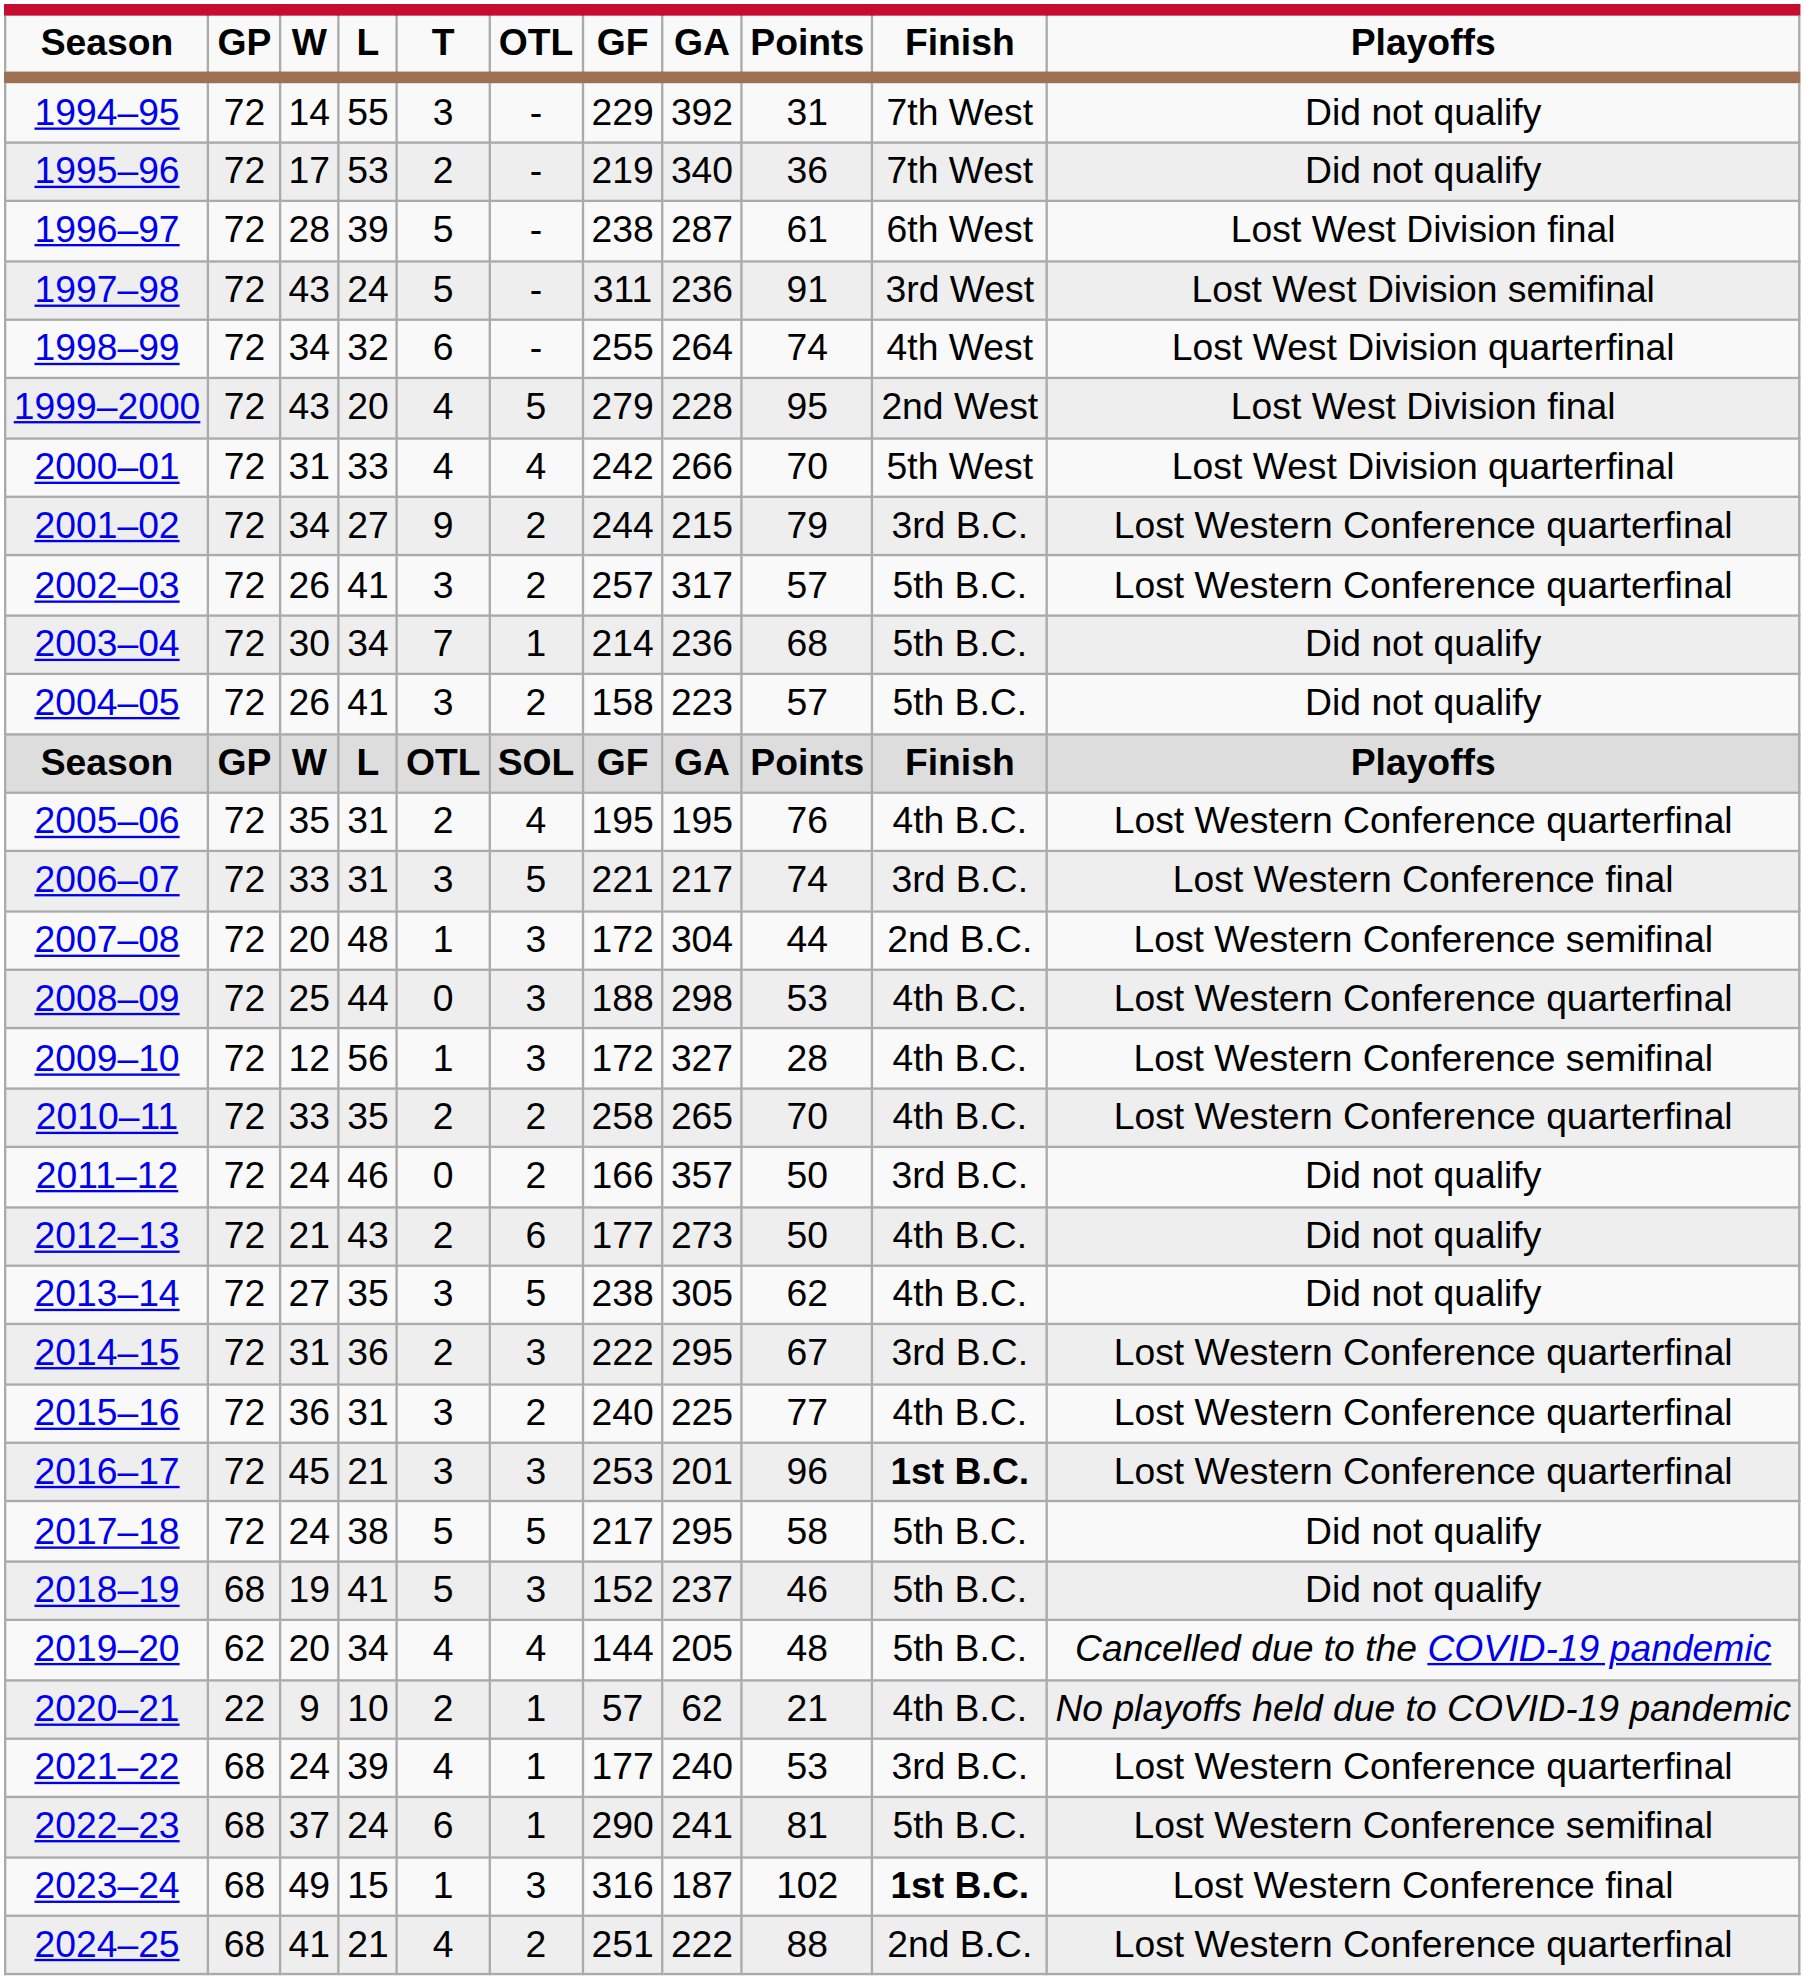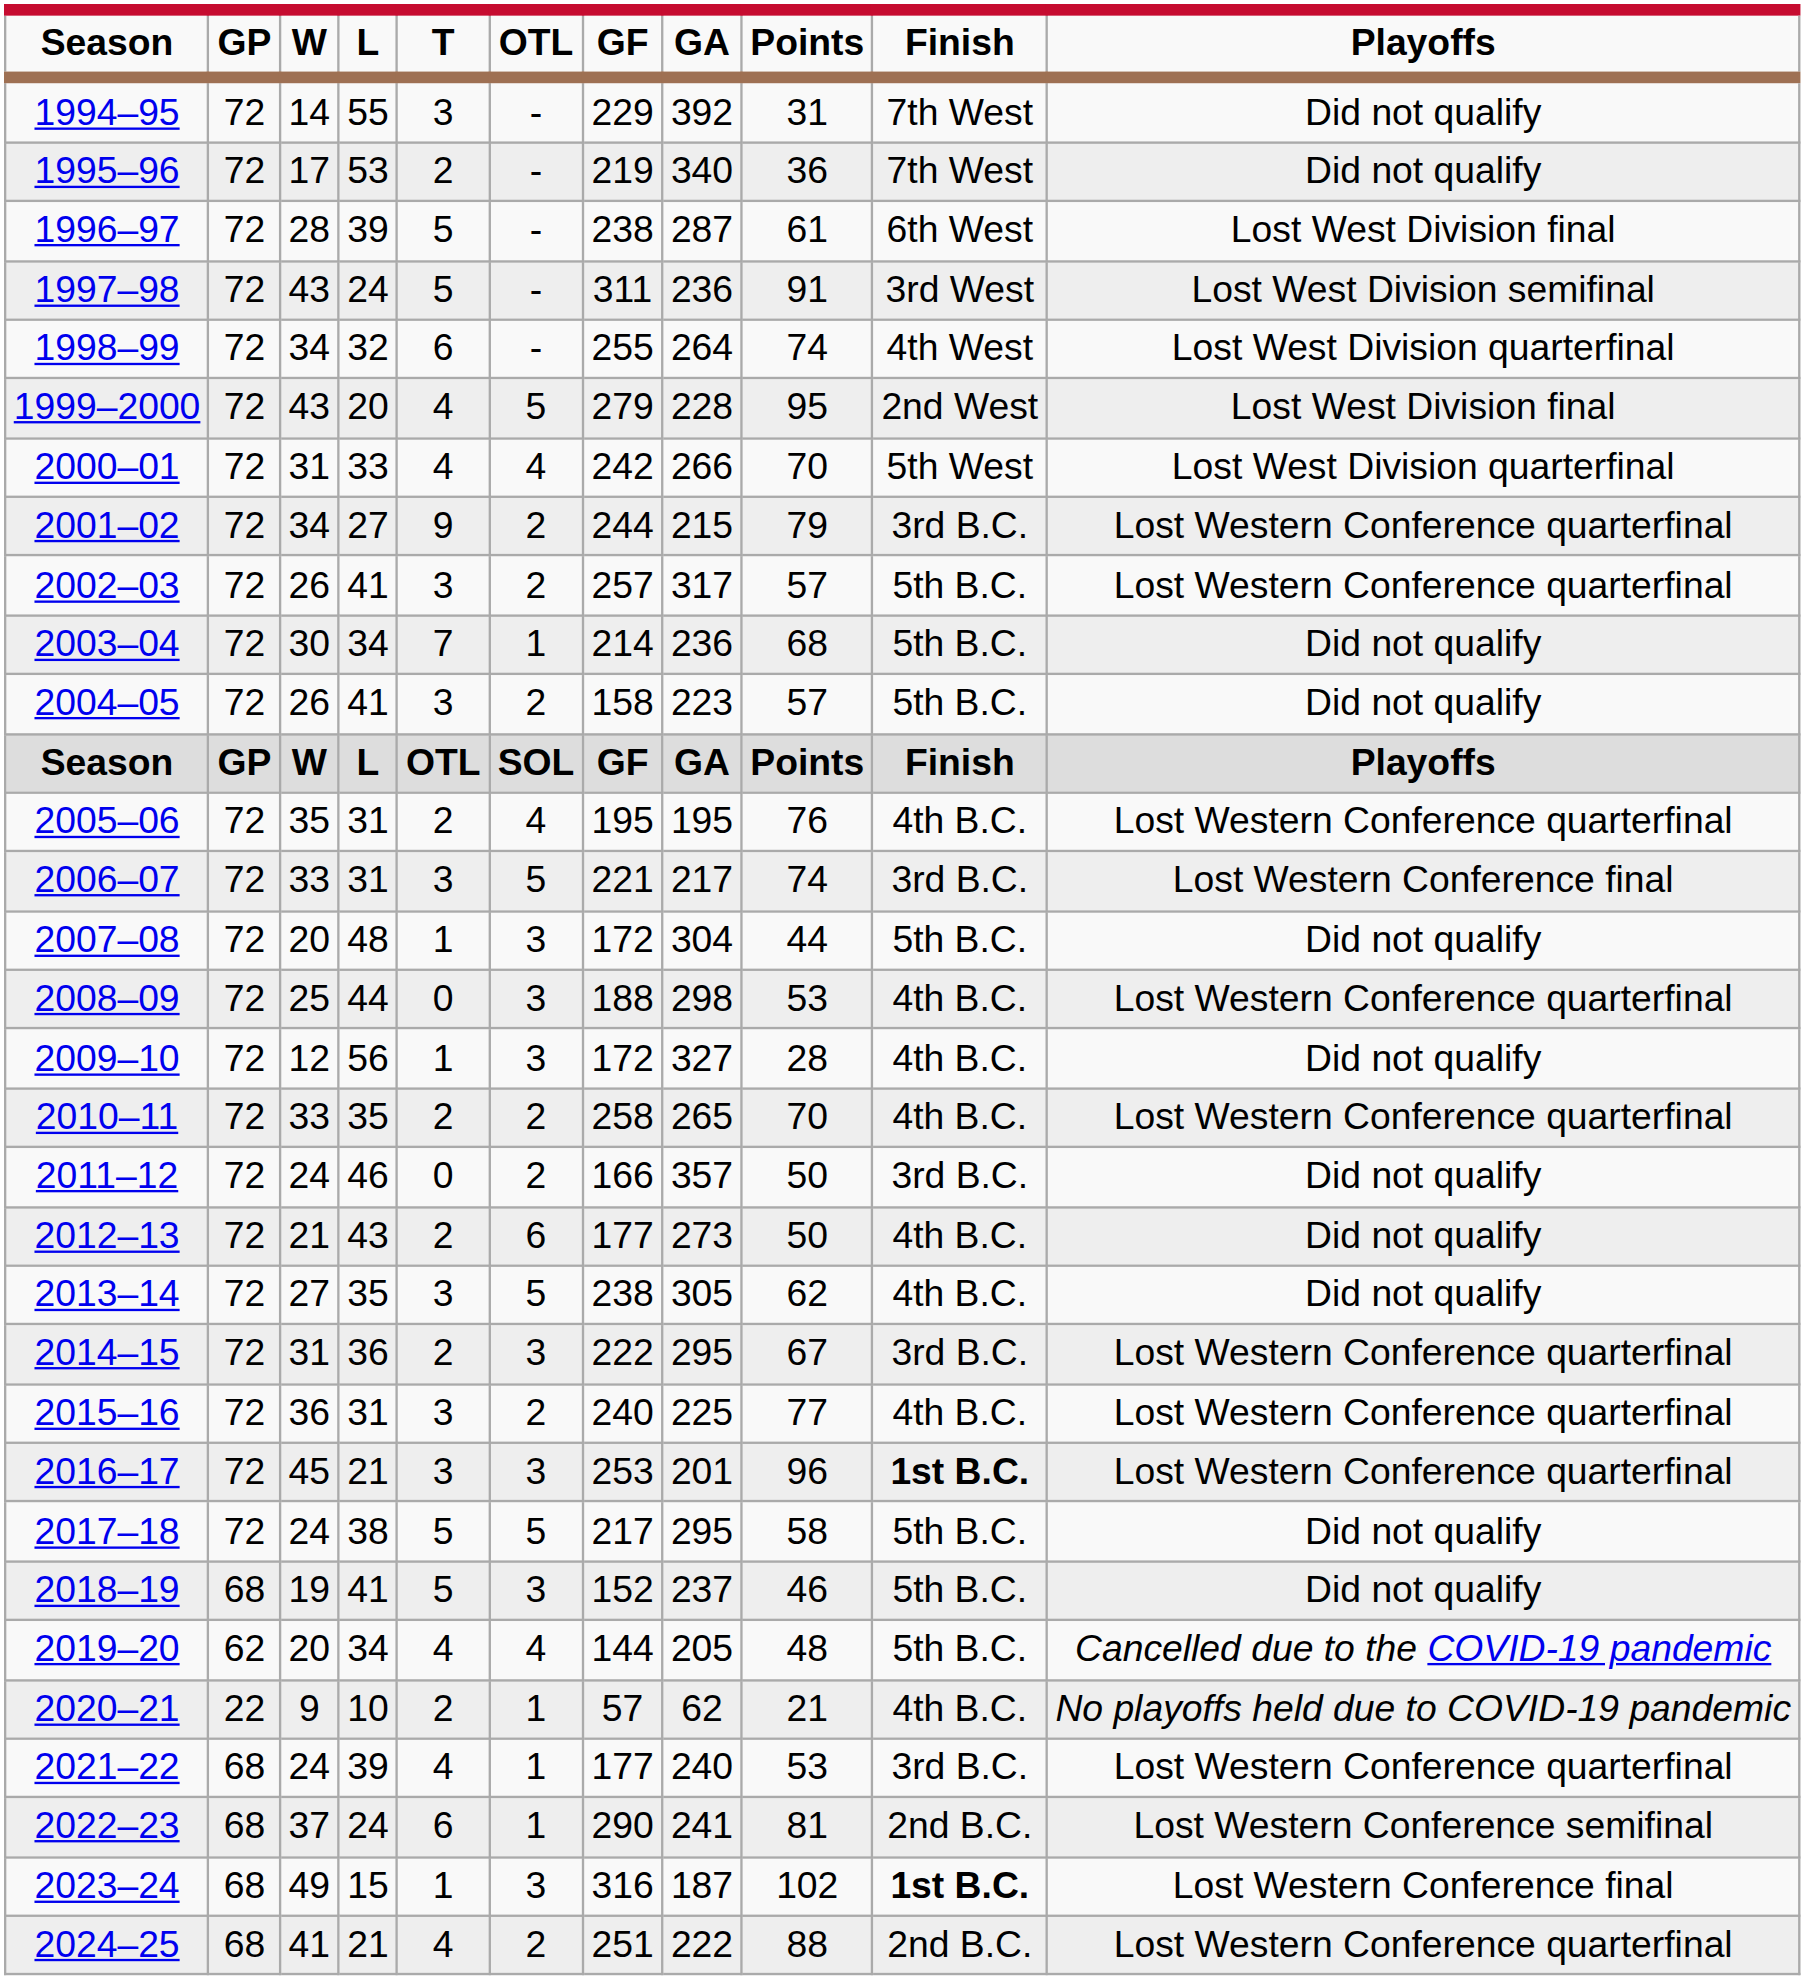(960, 939) 2nd B.C. -> (960, 939) 5th B.C.
(1423, 939) Lost Western Conference semifinal -> (1423, 939) Did not qualify
(1423, 1057) Lost Western Conference semifinal -> (1423, 1057) Did not qualify
(960, 1826) 5th B.C. -> (960, 1826) 2nd B.C.
